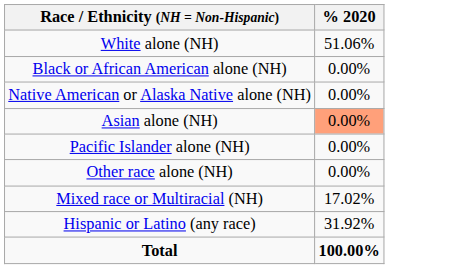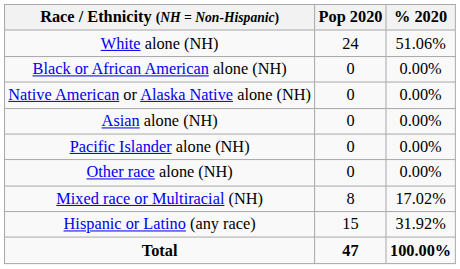+ column: (350, 17)
(349, 120) lightsalmon background -> (421, 120) no background
